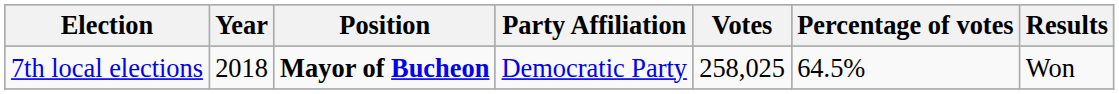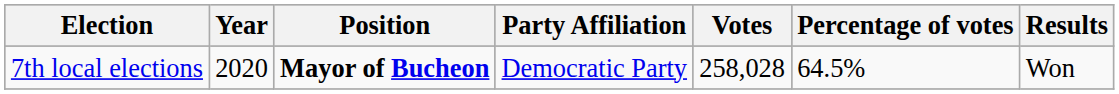(242, 67) 2018 -> (242, 67) 2020
(742, 67) 258,025 -> (742, 67) 258,028
